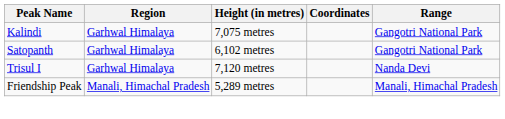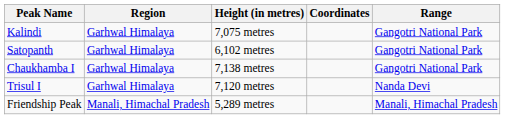+ row: (41, 68)
